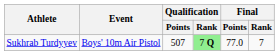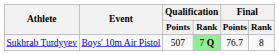(235, 43) 77.0 -> (235, 43) 76.7
(261, 43) 7 -> (261, 43) 8
